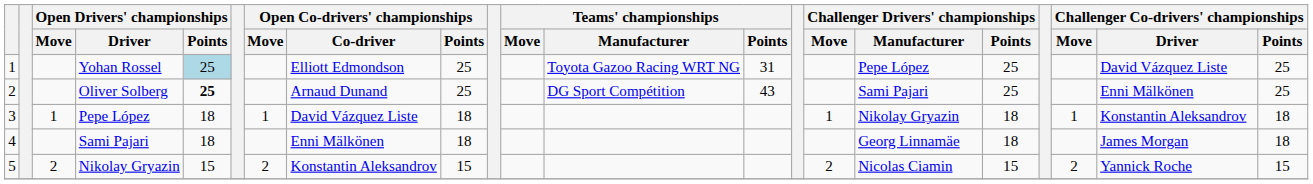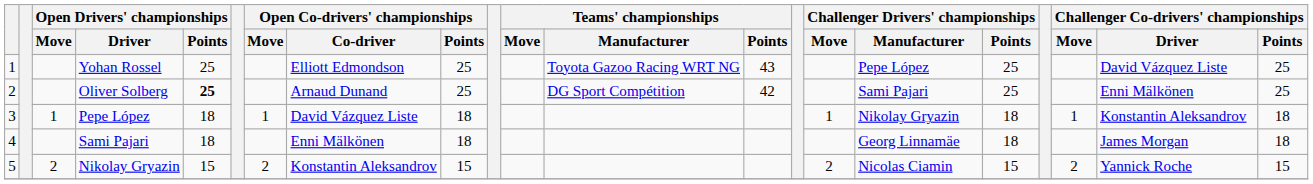(207, 66) lightblue background -> (207, 66) no background
(767, 66) 31 -> (767, 66) 43
(767, 91) 43 -> (767, 91) 42
